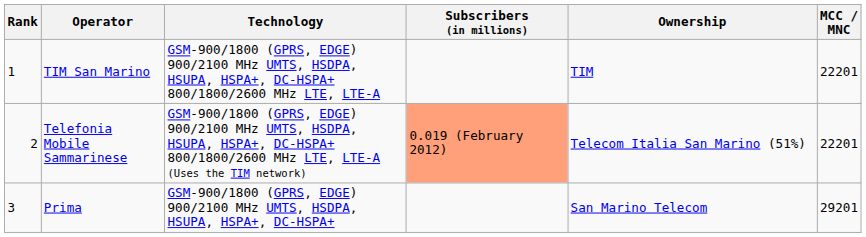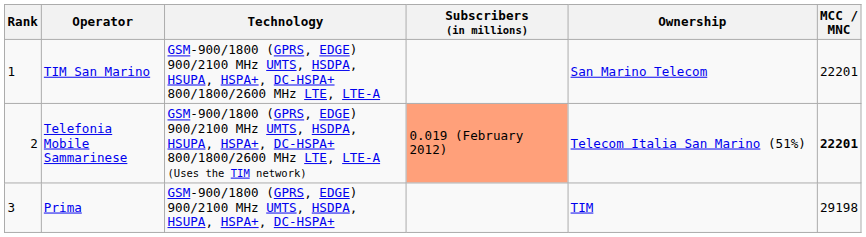(582, 72) TIM -> (639, 72) San Marino Telecom
(839, 143) normal -> (839, 143) bold
(639, 207) San Marino Telecom -> (582, 207) TIM
(839, 207) 29201 -> (839, 207) 29198
